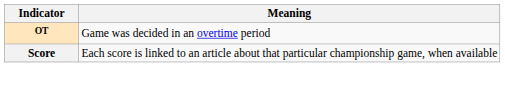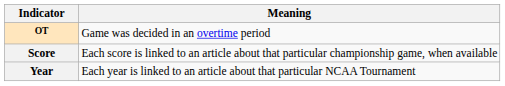+ row: (42, 71)
